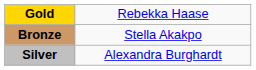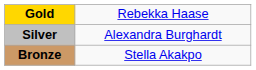rows swapped: (40, 55) <-> (40, 34)
